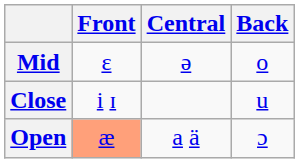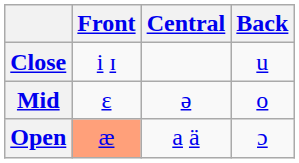rows swapped: (38, 99) <-> (38, 61)
